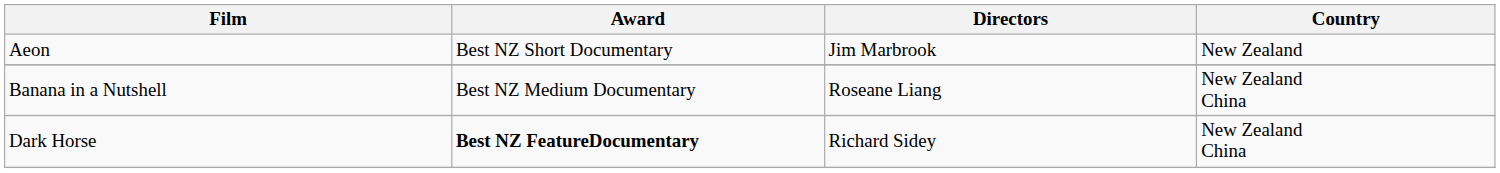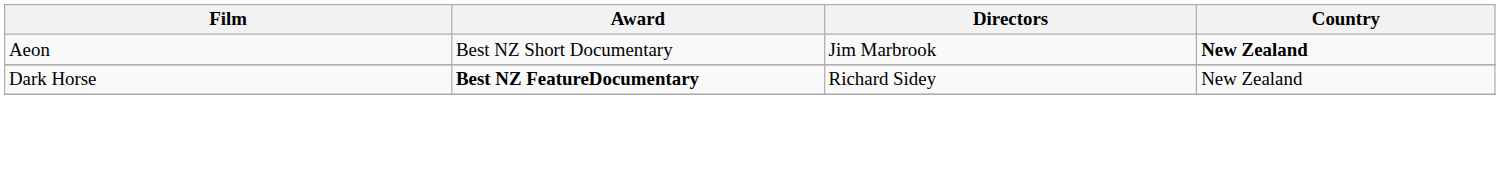(1252, 49) normal -> (1254, 49) bold
- row: (88, 89)
(1252, 141) New Zealand China -> (1252, 79) New Zealand
